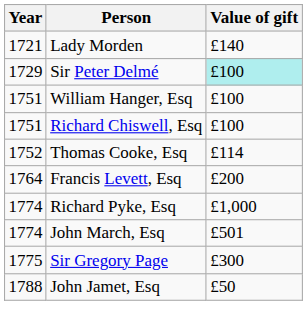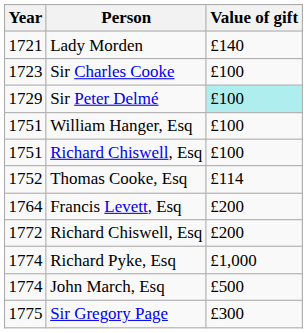+ row: (25, 71)
+ row: (25, 233)
(227, 233) £501 -> (227, 286) £500
- row: (25, 286)
